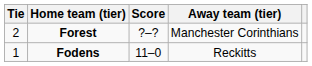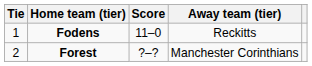rows swapped: (78, 52) <-> (78, 33)
